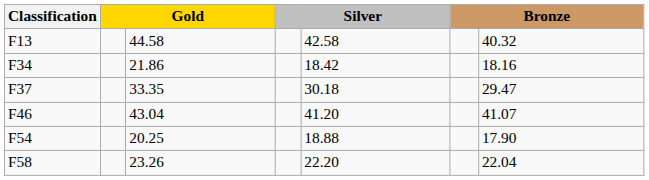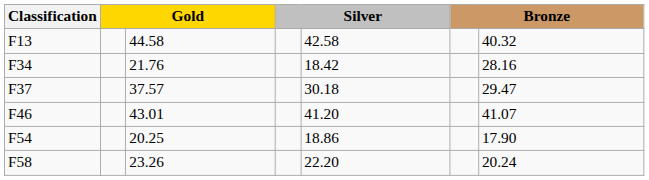(147, 65) 21.86 -> (147, 65) 21.76
(499, 65) 18.16 -> (499, 65) 28.16
(147, 89) 33.35 -> (147, 89) 37.57
(147, 114) 43.04 -> (147, 114) 43.01
(322, 138) 18.88 -> (322, 138) 18.86
(499, 162) 22.04 -> (499, 162) 20.24
